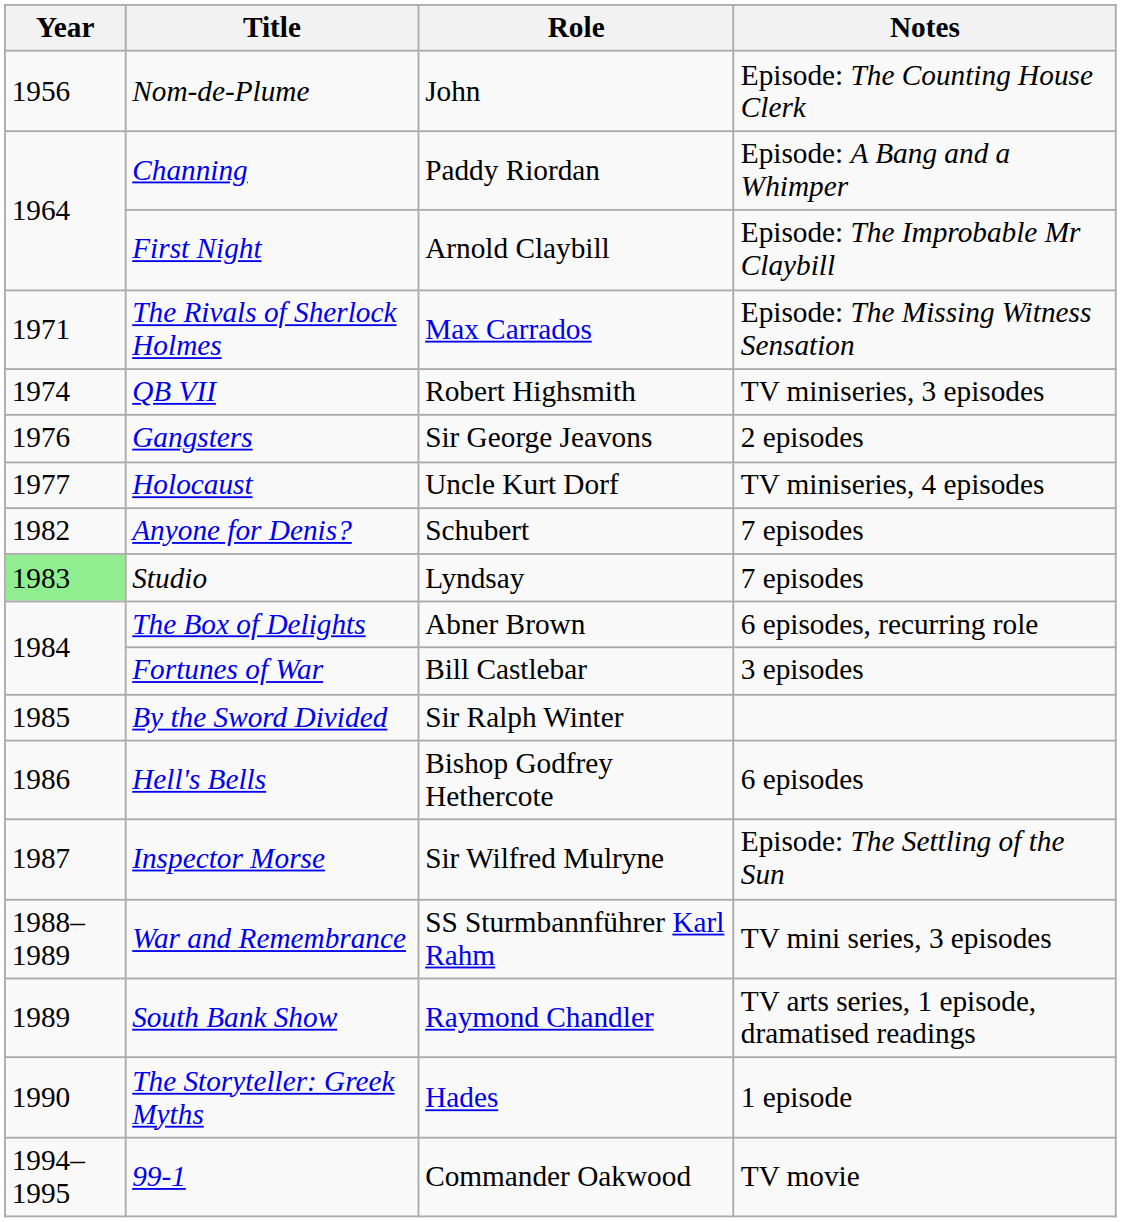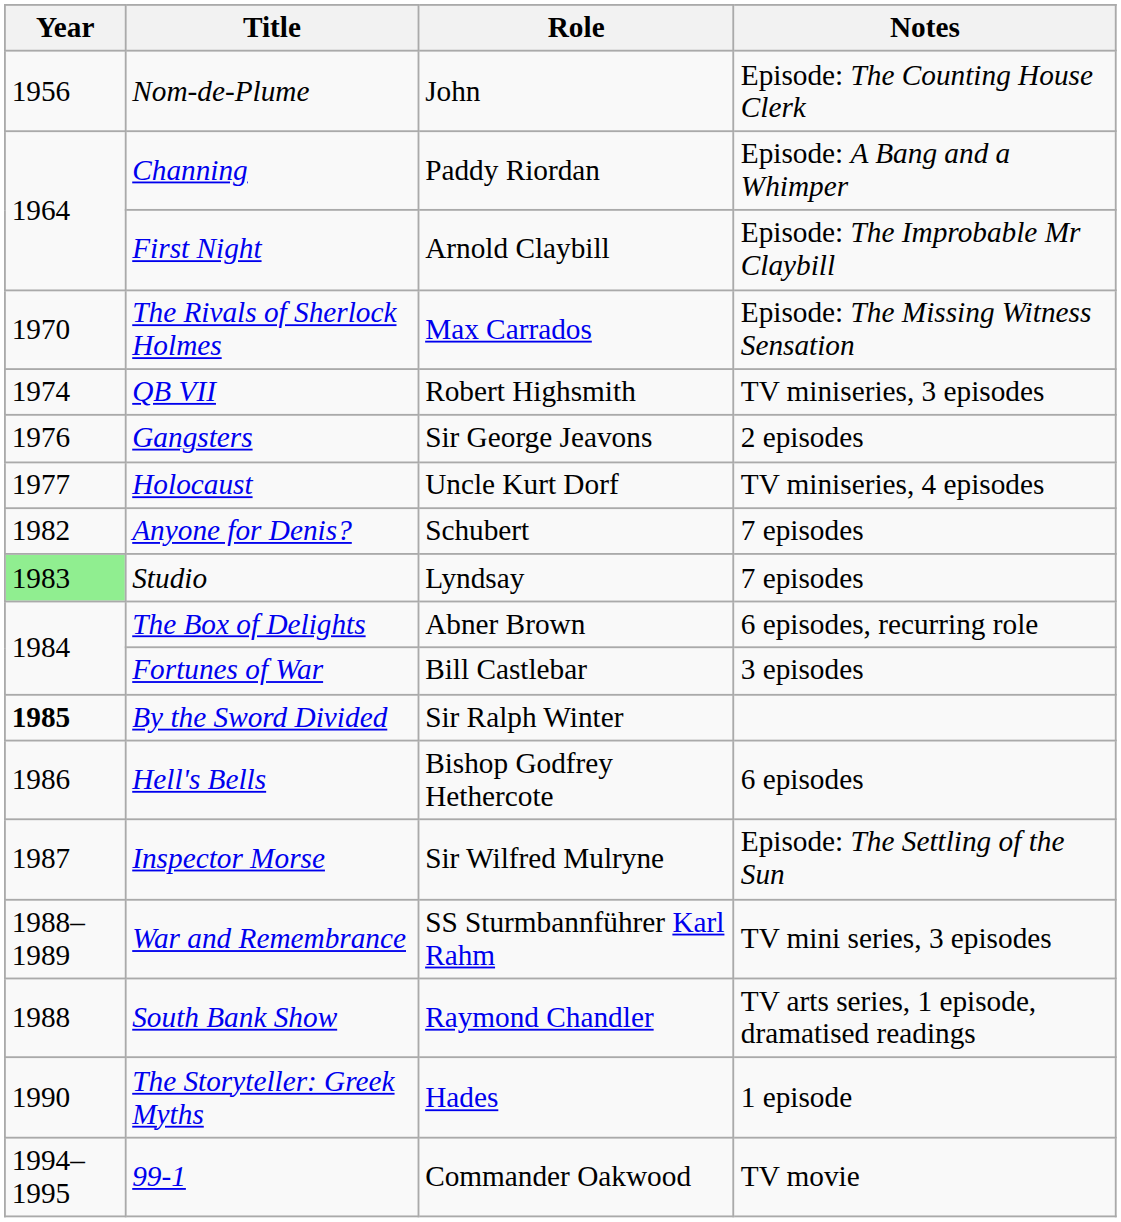(41, 328) 1971 -> (41, 328) 1970
(41, 716) normal -> (41, 716) bold
(41, 1017) 1989 -> (41, 1017) 1988
